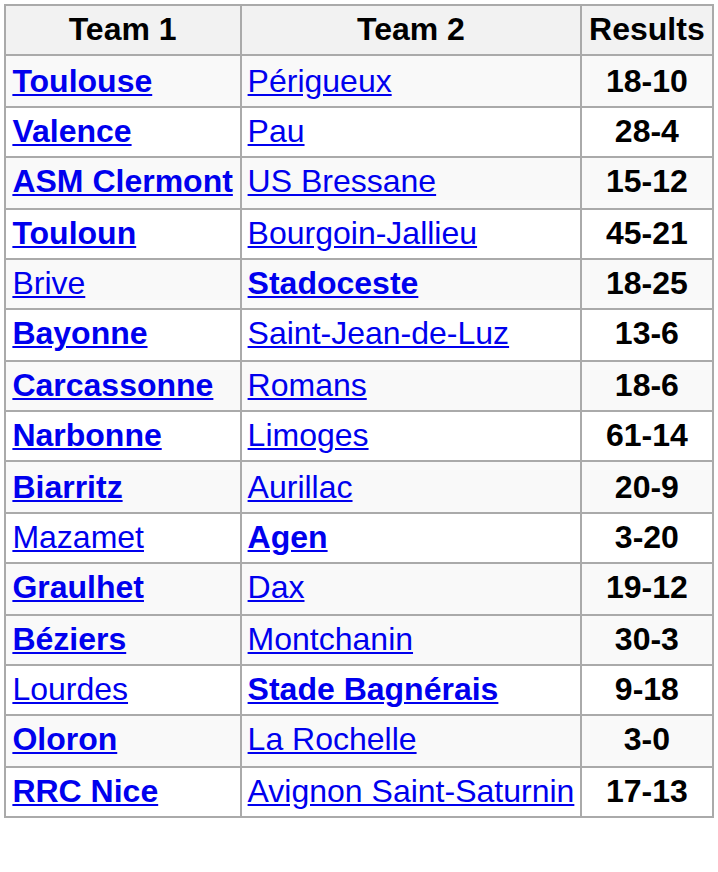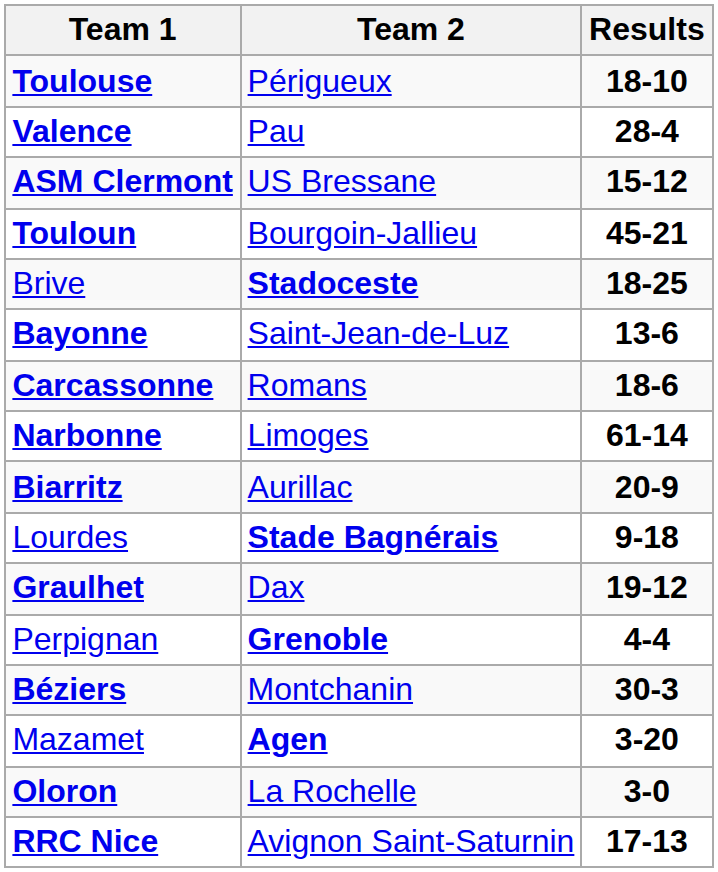rows swapped: (78, 537) <-> (70, 689)
+ row: (85, 638)
